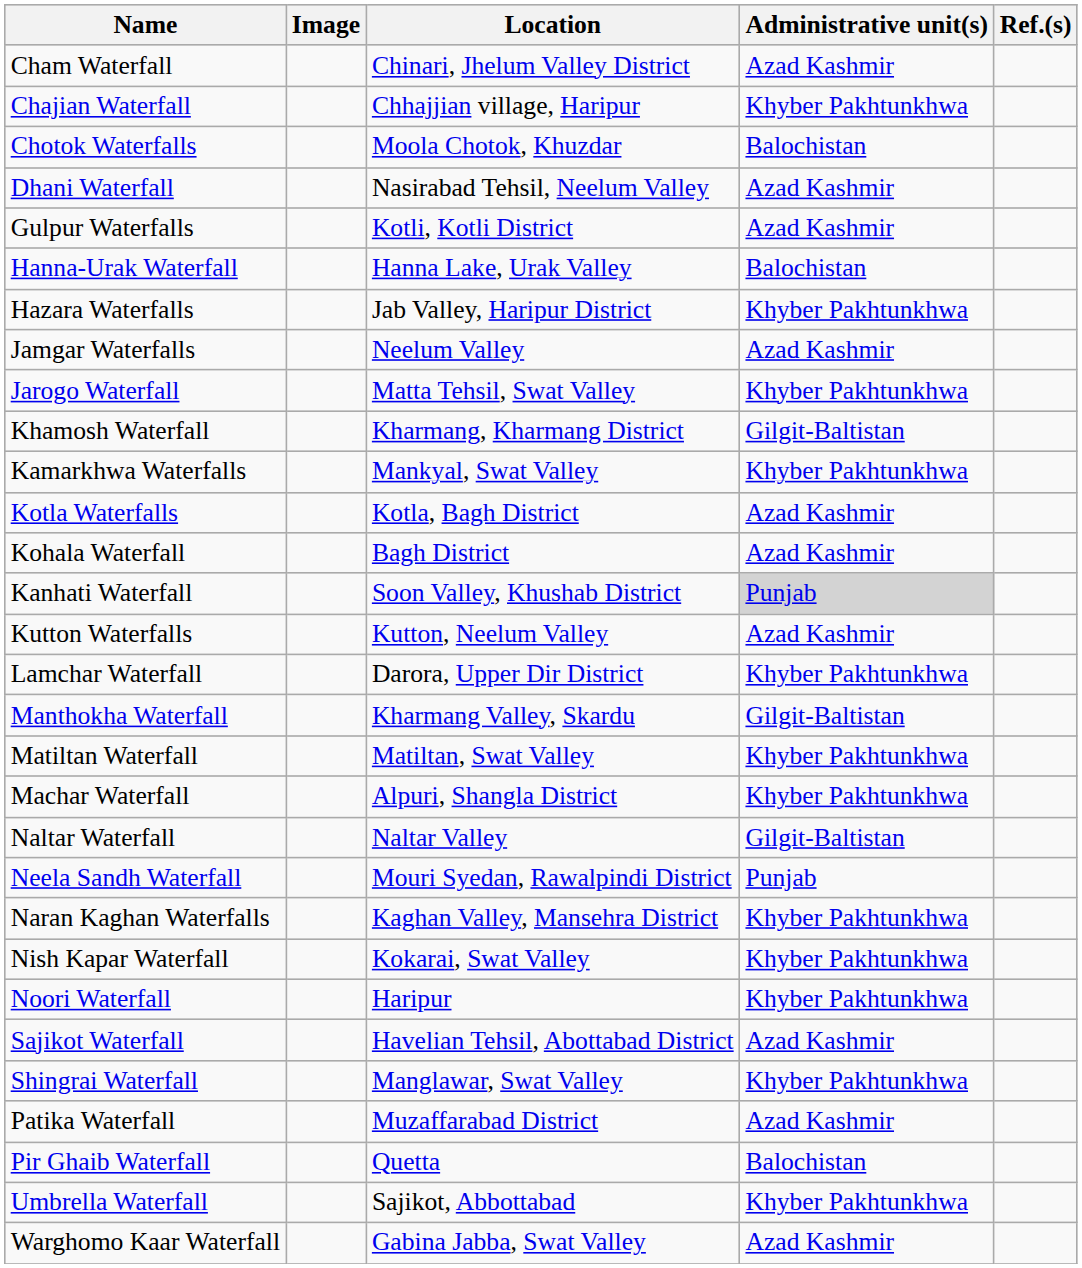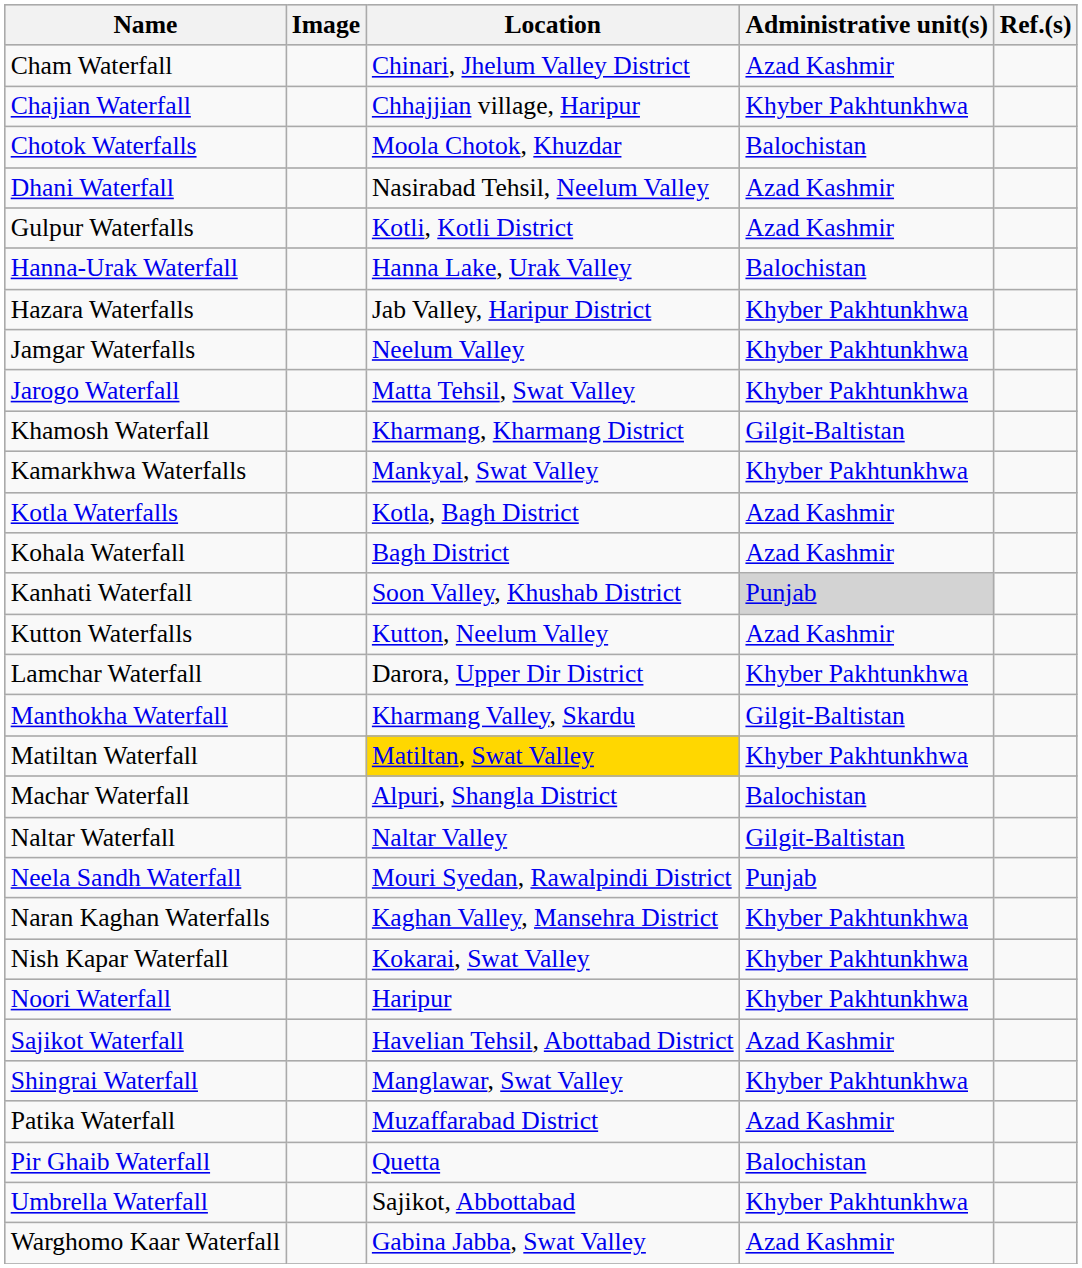(820, 349) Azad Kashmir -> (857, 349) Khyber Pakhtunkhwa
(483, 755) no background -> (483, 755) gold background
(857, 796) Khyber Pakhtunkhwa -> (806, 796) Balochistan
